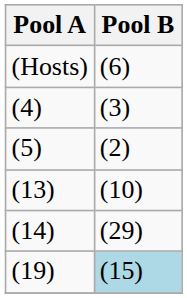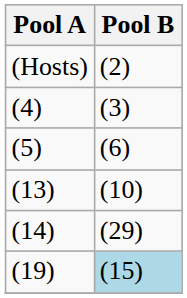(115, 66) (6) -> (115, 66) (2)
(115, 148) (2) -> (115, 148) (6)
